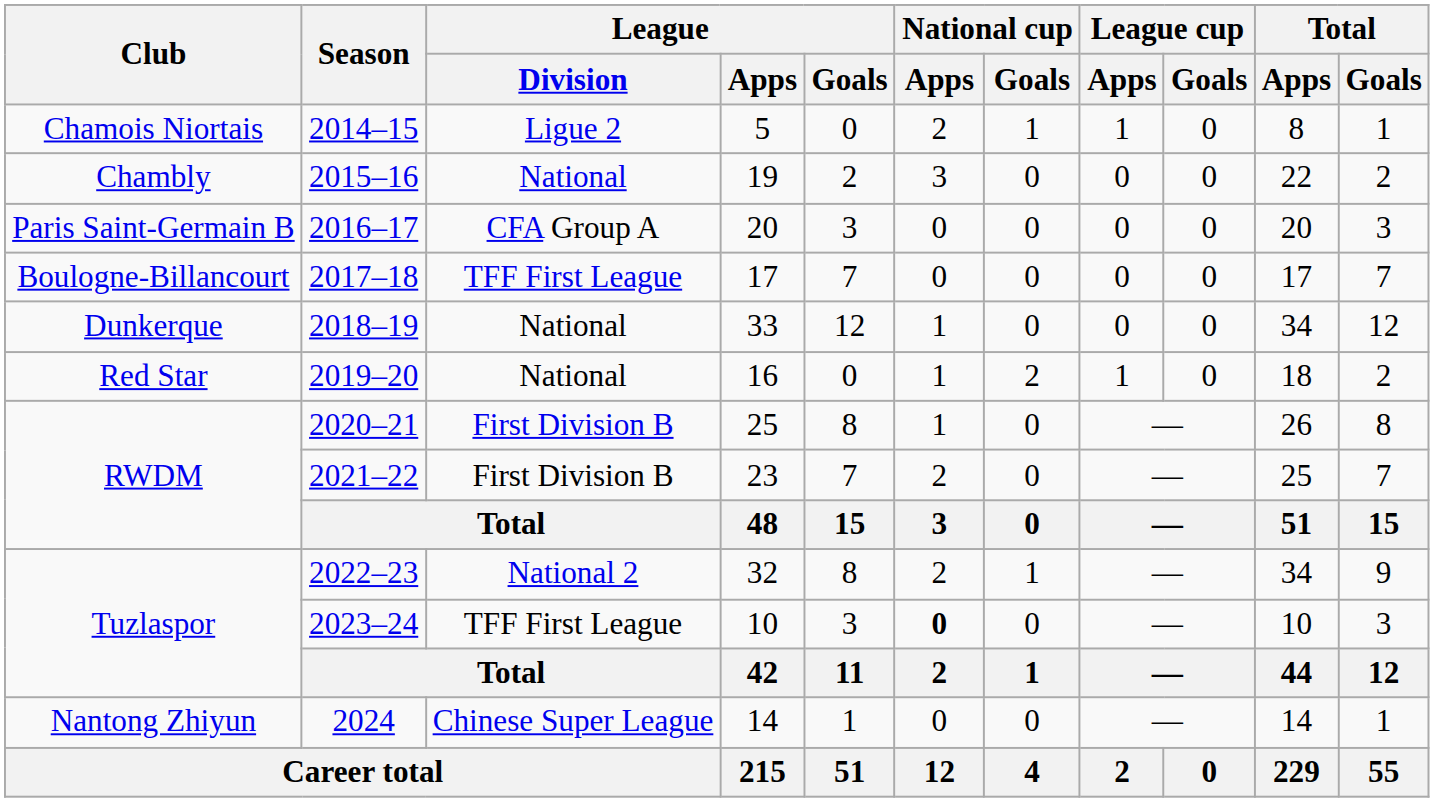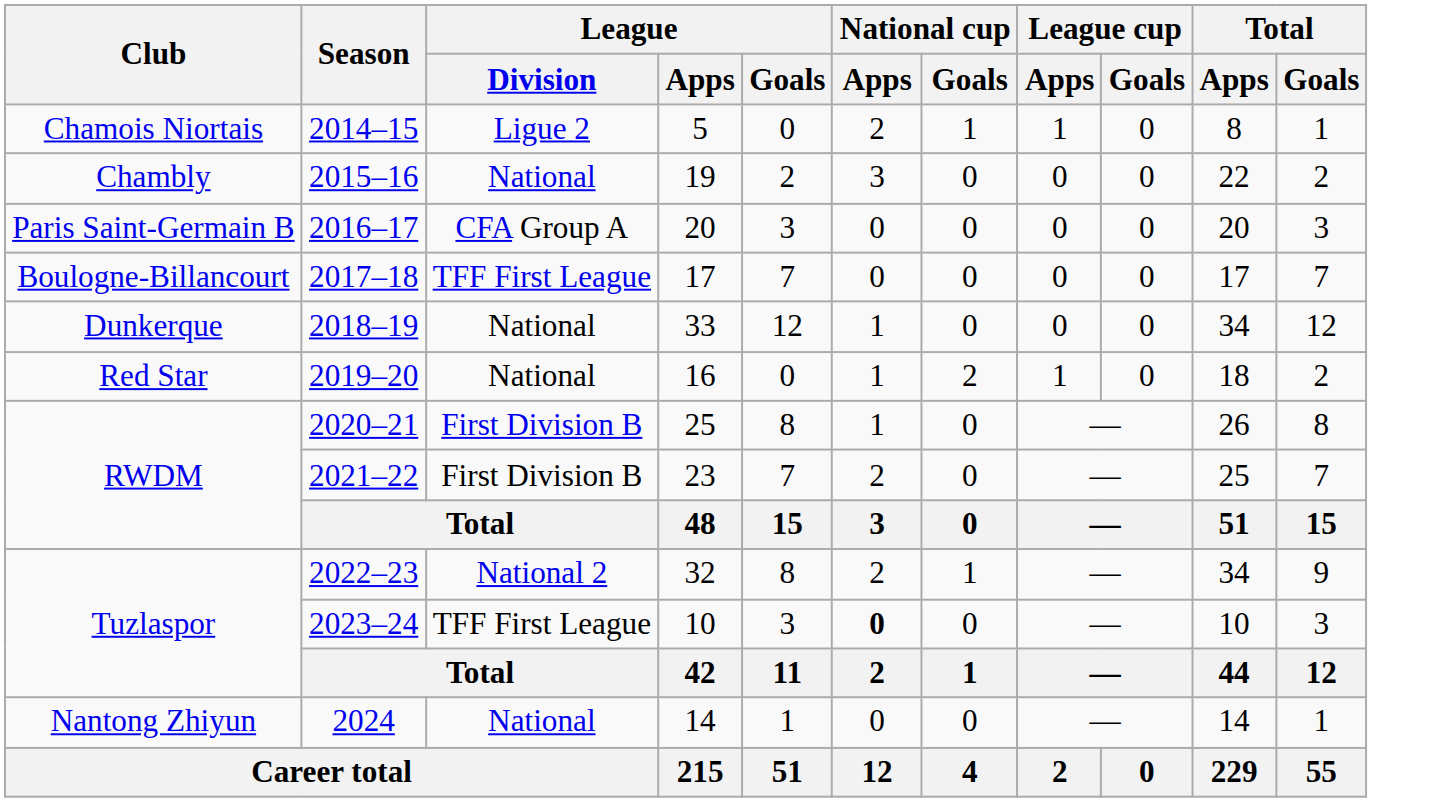(573, 721) Chinese Super League -> (542, 721) National
